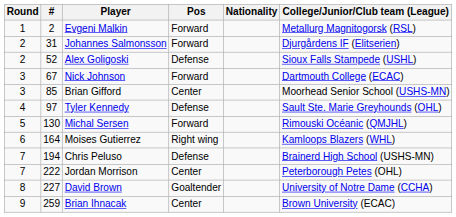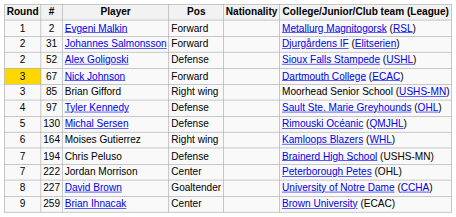(23, 76) no background -> (23, 76) gold background
(186, 92) Center -> (195, 92) Right wing
(190, 124) Forward -> (190, 124) Defense
